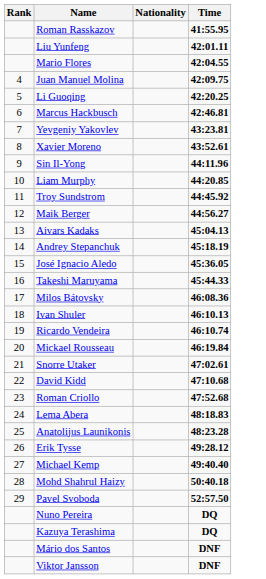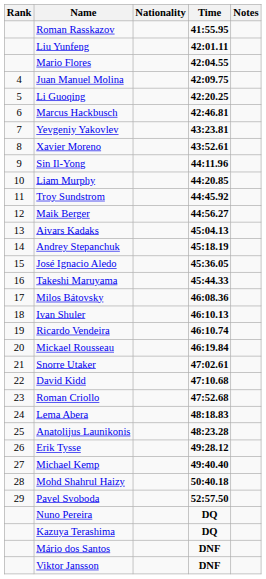+ column: (246, 12)
